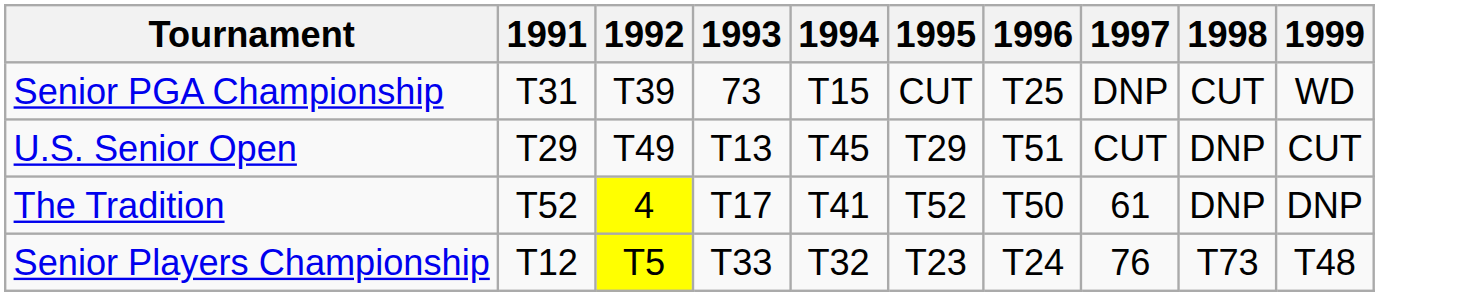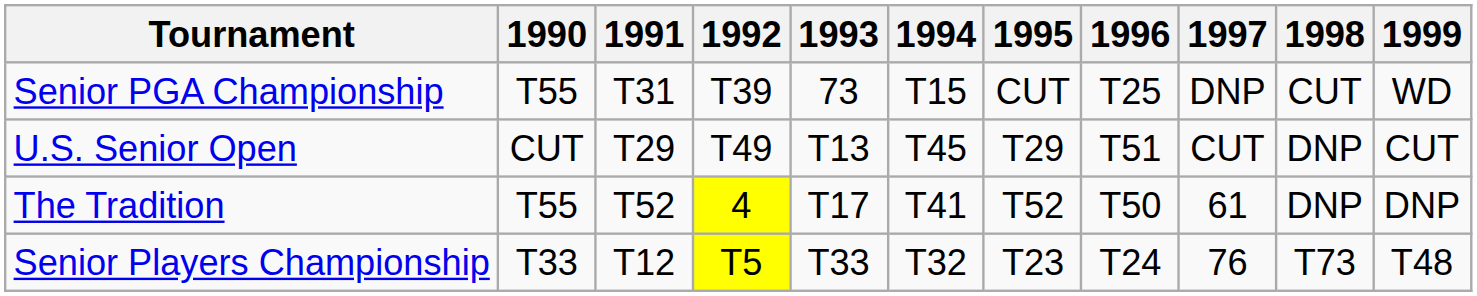+ column: (547, 34)
